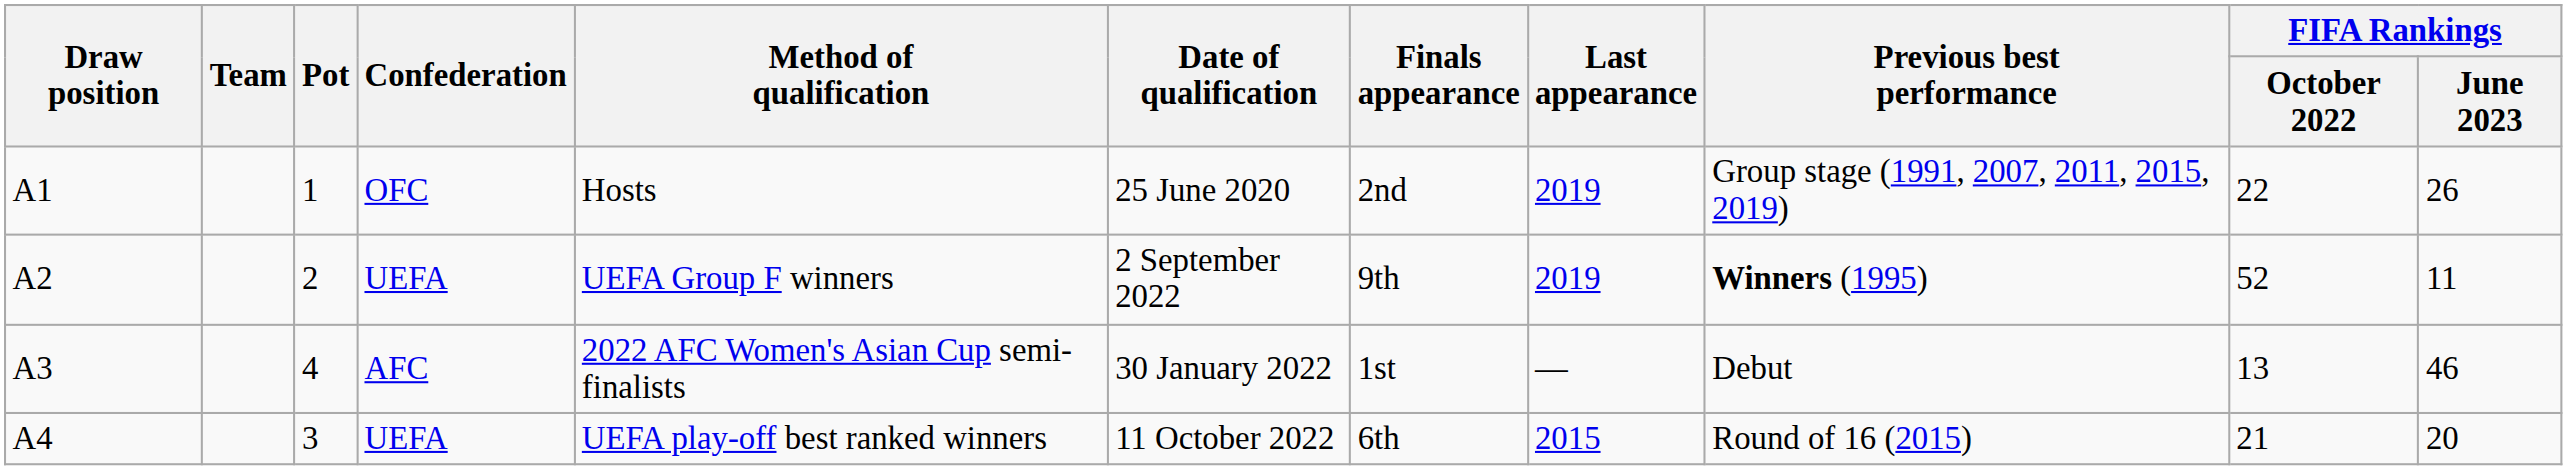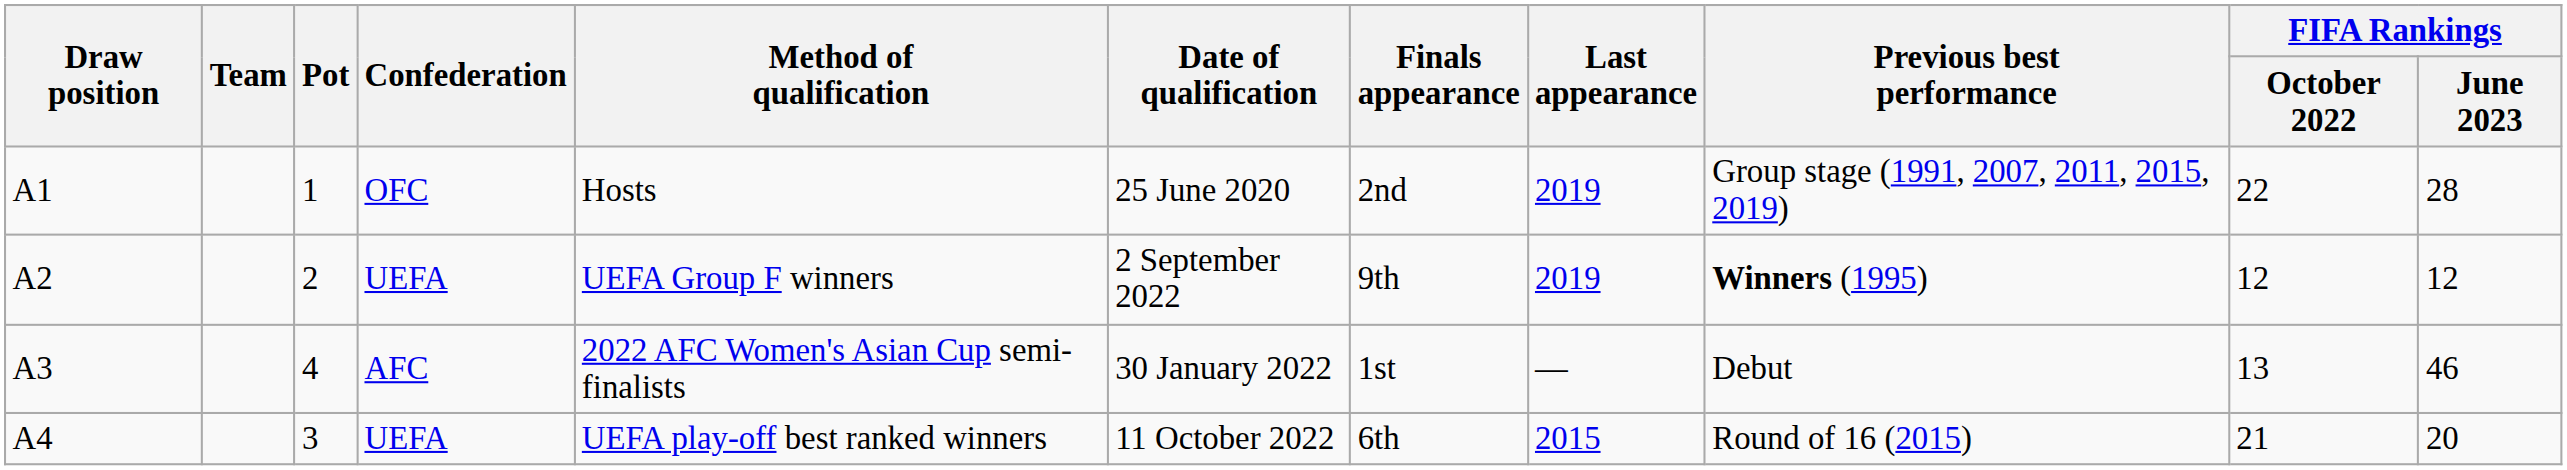(2442, 189) 26 -> (2442, 189) 28
(2253, 278) 52 -> (2253, 278) 12
(2442, 278) 11 -> (2442, 278) 12
